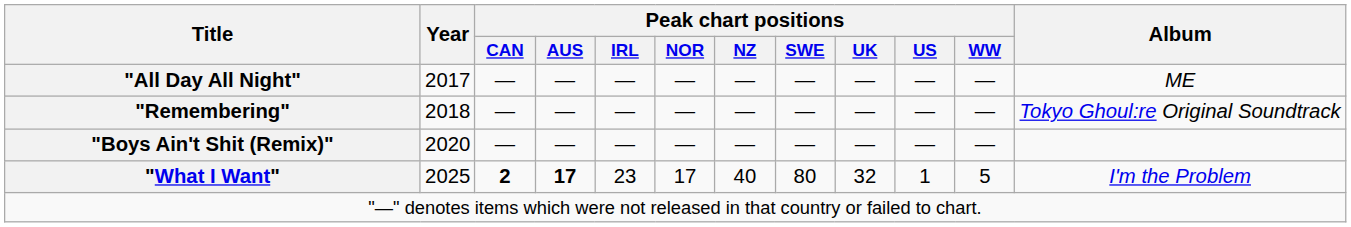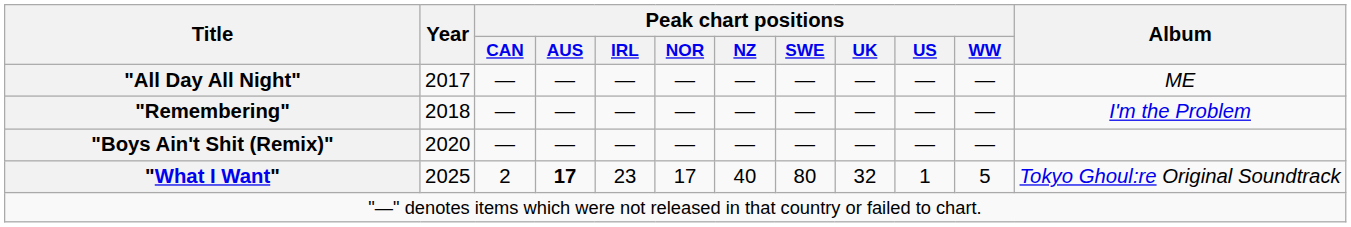(1180, 112) Tokyo Ghoul:re Original Soundtrack -> (1180, 112) I'm the Problem
(505, 176) bold -> (505, 176) normal
(1180, 176) I'm the Problem -> (1180, 176) Tokyo Ghoul:re Original Soundtrack
